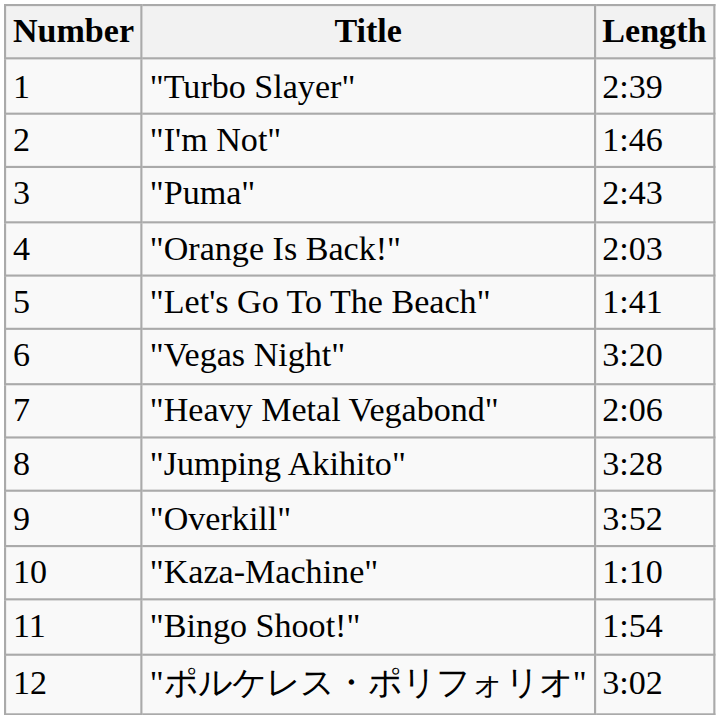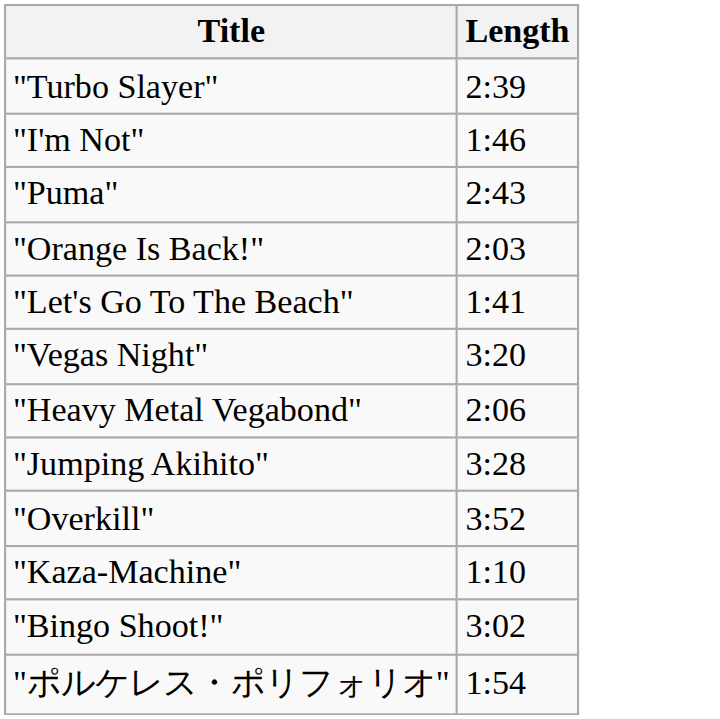- column: (74, 31)
(633, 626) 1:54 -> (496, 626) 3:02
(633, 683) 3:02 -> (496, 683) 1:54
